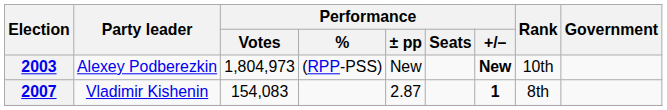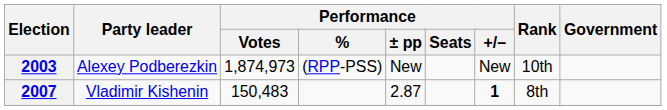(260, 67) 1,804,973 -> (260, 67) 1,874,973
(495, 67) bold -> (495, 67) normal
(260, 92) 154,083 -> (260, 92) 150,483
